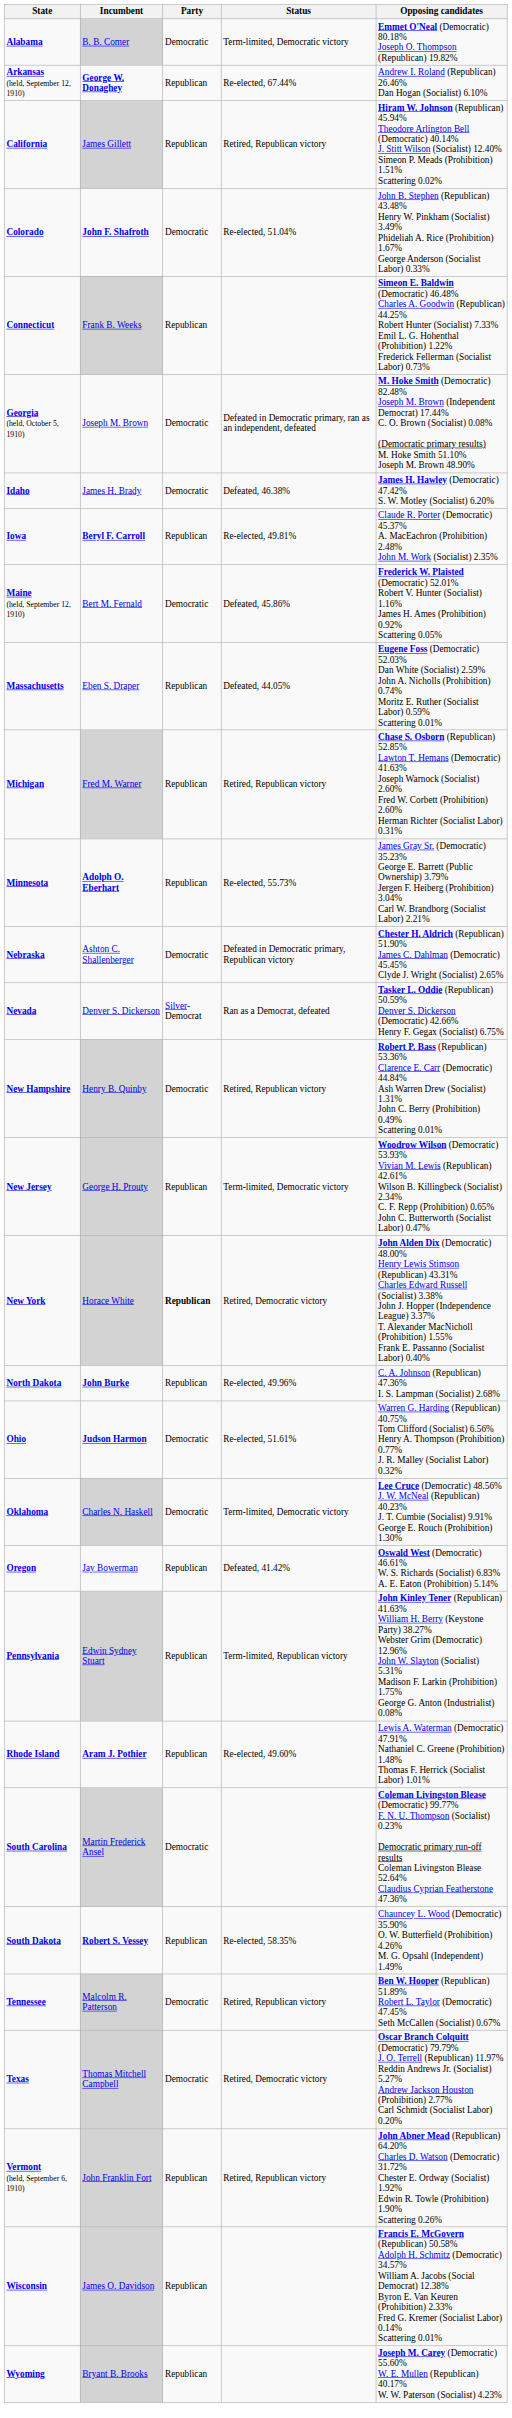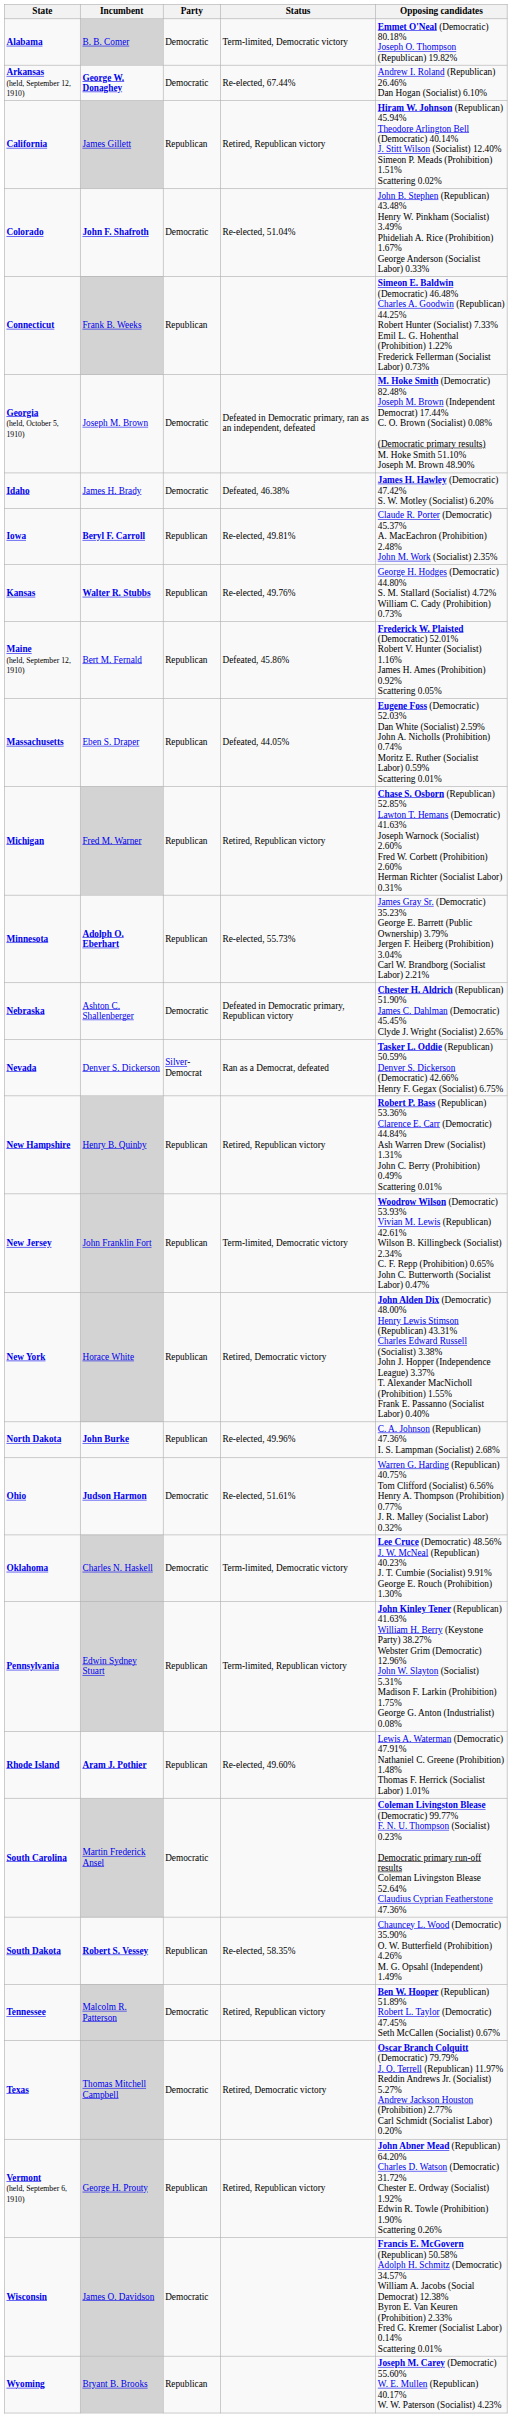(186, 83) Republican -> (187, 83) Democratic
+ row: (21, 593)
(187, 603) Democratic -> (186, 660) Republican
(187, 1088) Democratic -> (186, 1145) Republican
(115, 1186) George H. Prouty -> (117, 1243) John Franklin Fort
(188, 1300) bold -> (186, 1357) normal
- row: (21, 1568)
(117, 2177) John Franklin Fort -> (115, 2188) George H. Prouty
(186, 2286) Republican -> (187, 2296) Democratic
